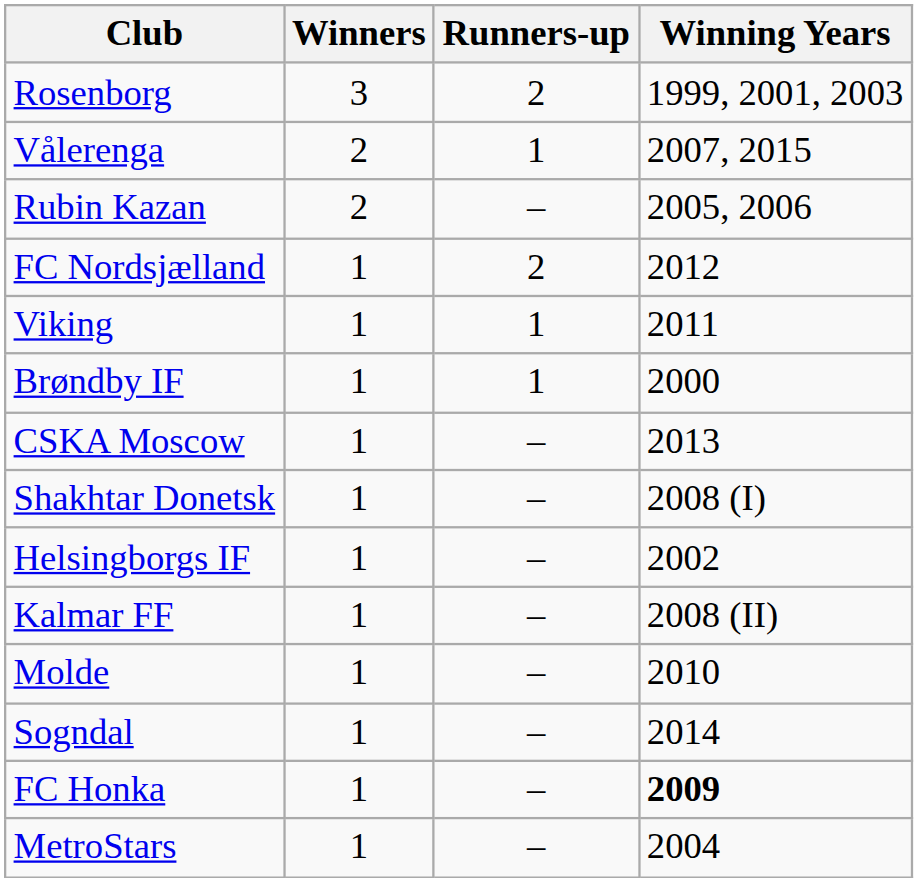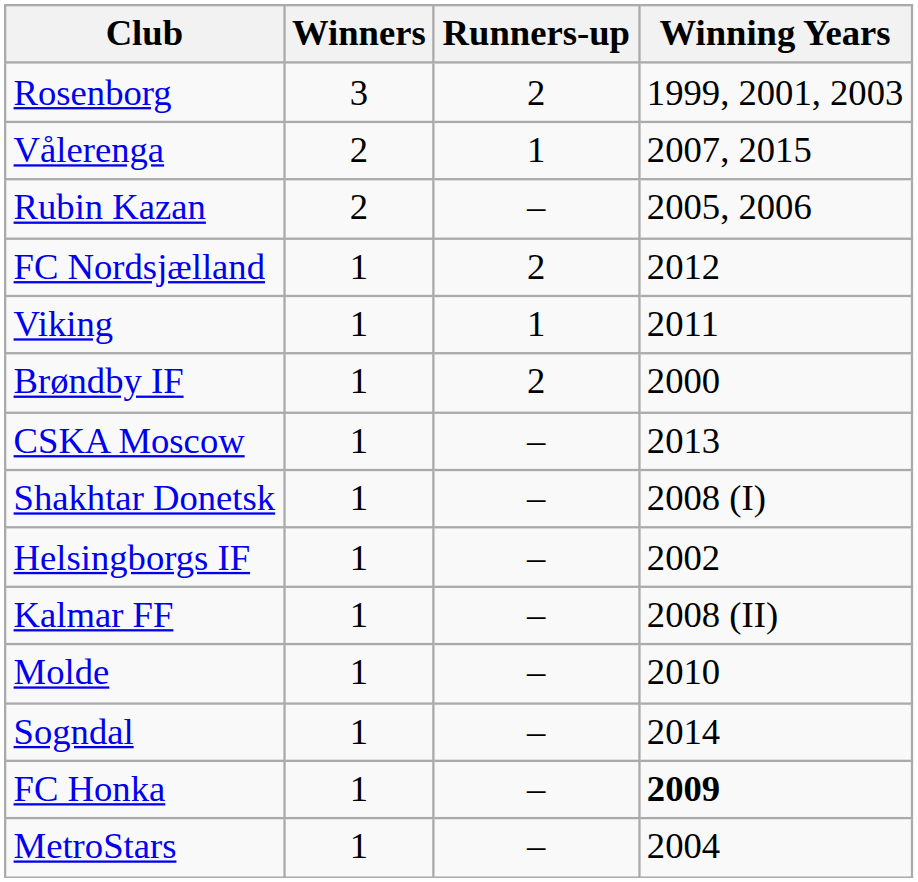(536, 382) 1 -> (536, 382) 2
